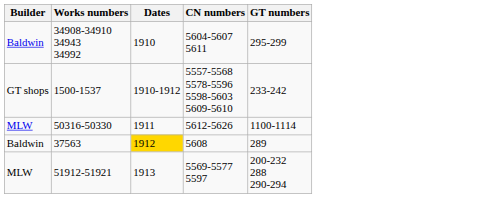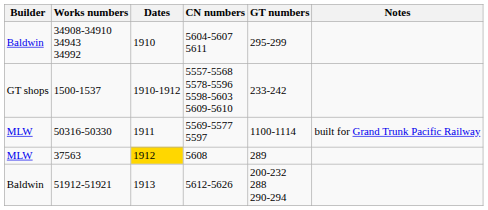+ column: (397, 13)
(209, 126) 5612-5626 -> (209, 132) 5569-5577 5597
(25, 143) Baldwin -> (20, 155) MLW
(20, 172) MLW -> (25, 185) Baldwin
(209, 172) 5569-5577 5597 -> (209, 185) 5612-5626
